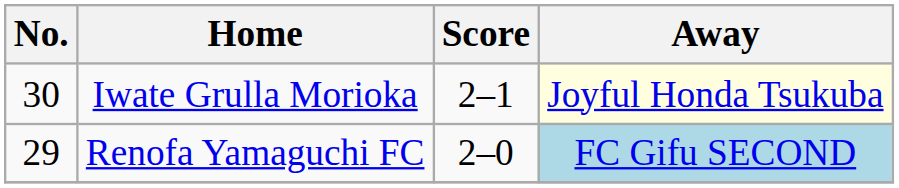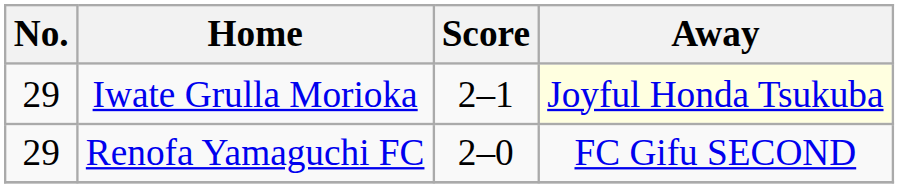(41, 93) 30 -> (41, 93) 29
(715, 152) lightblue background -> (715, 152) no background
